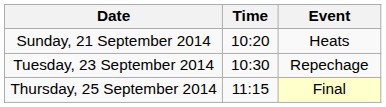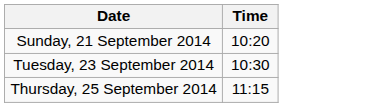- column: (329, 16)
